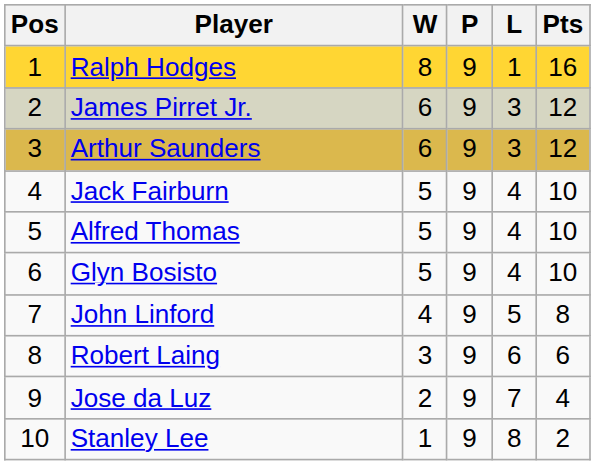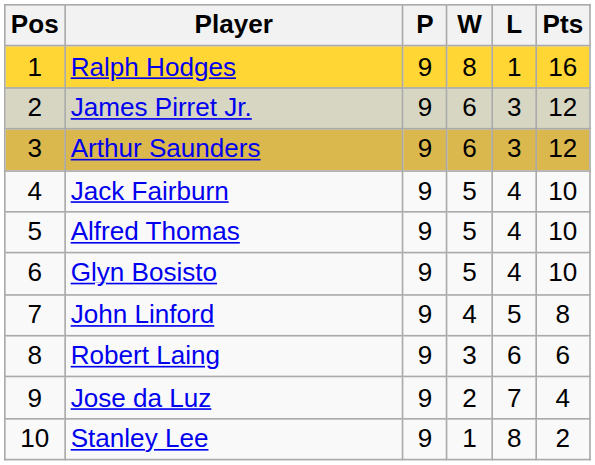columns swapped: (470, 25) <-> (425, 25)
